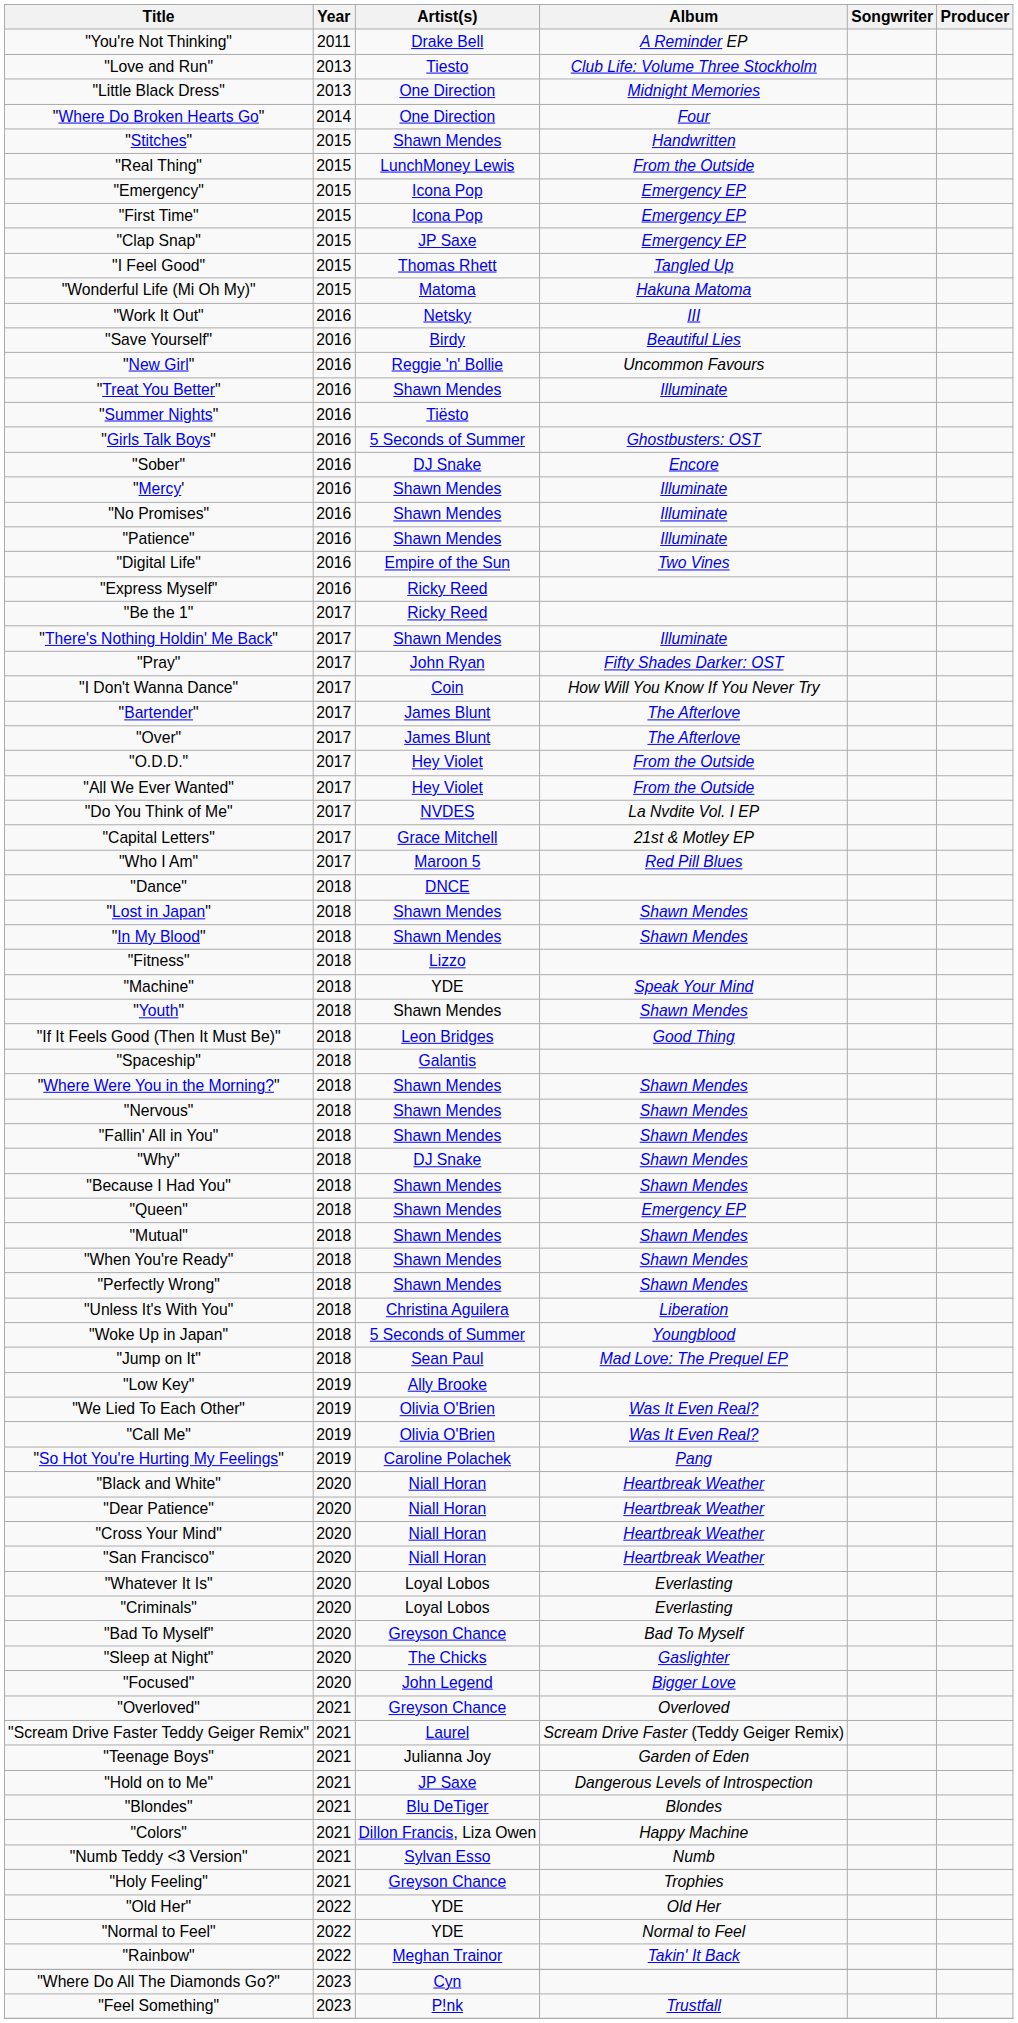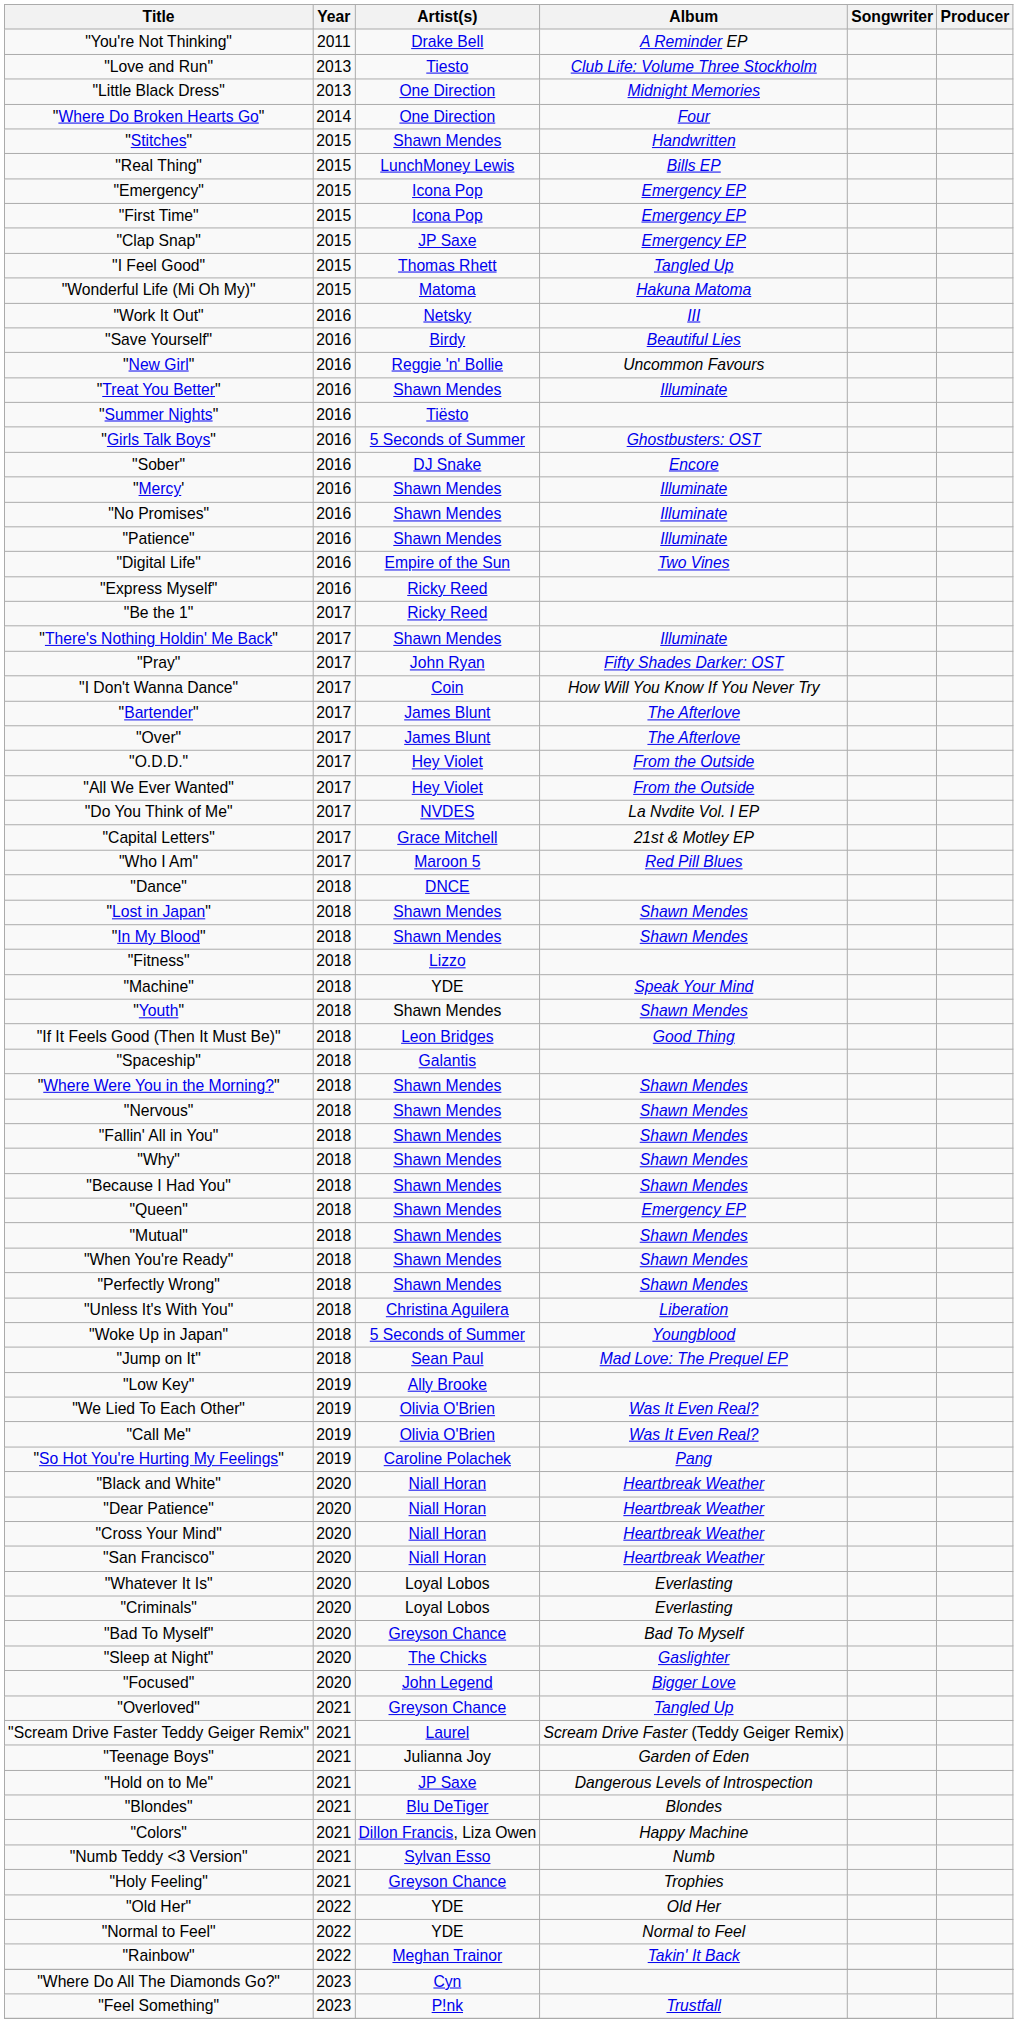(694, 166) From the Outside -> (694, 166) Bills EP
(447, 1160) DJ Snake -> (447, 1160) Shawn Mendes
(694, 1707) Overloved -> (694, 1707) Tangled Up
